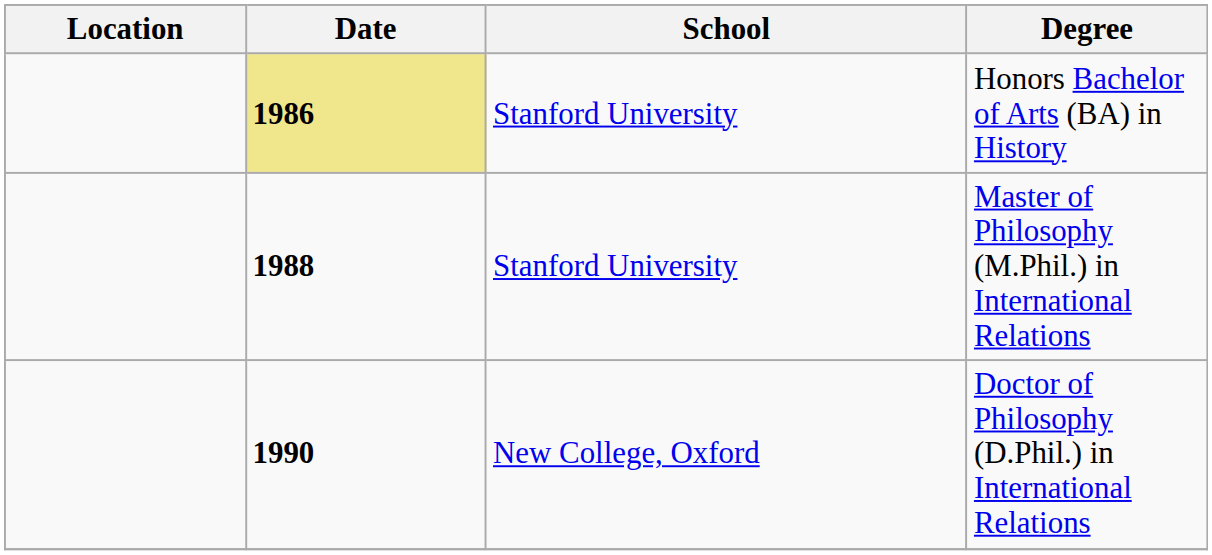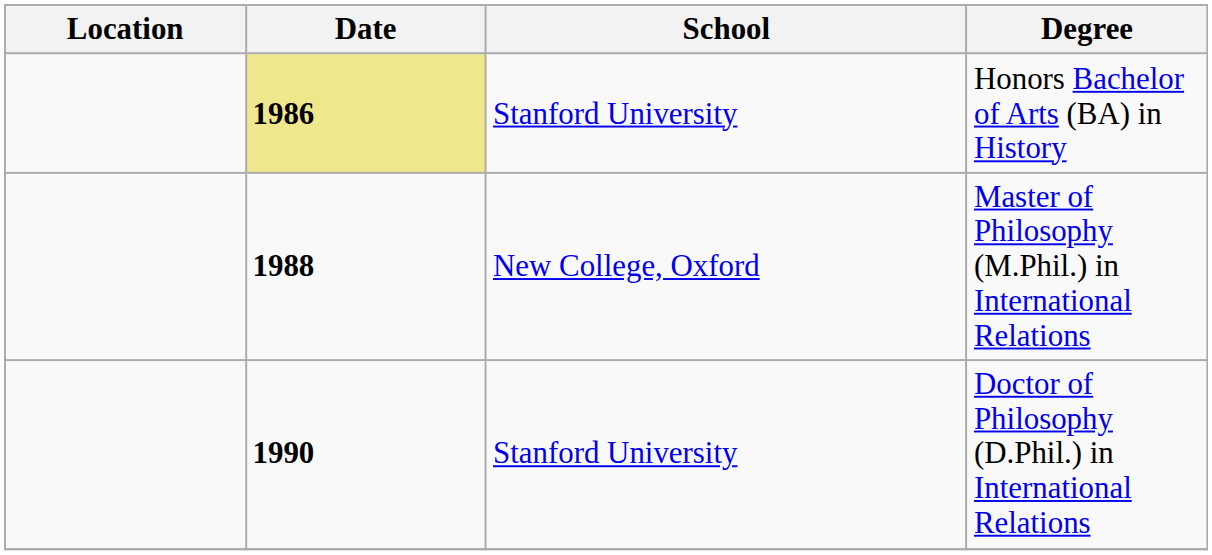(615, 265) Stanford University -> (626, 265) New College, Oxford
(626, 453) New College, Oxford -> (615, 453) Stanford University
